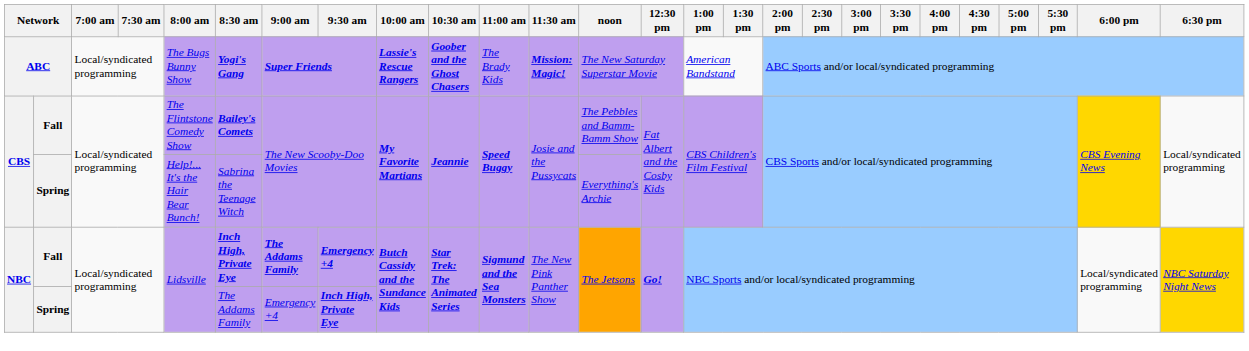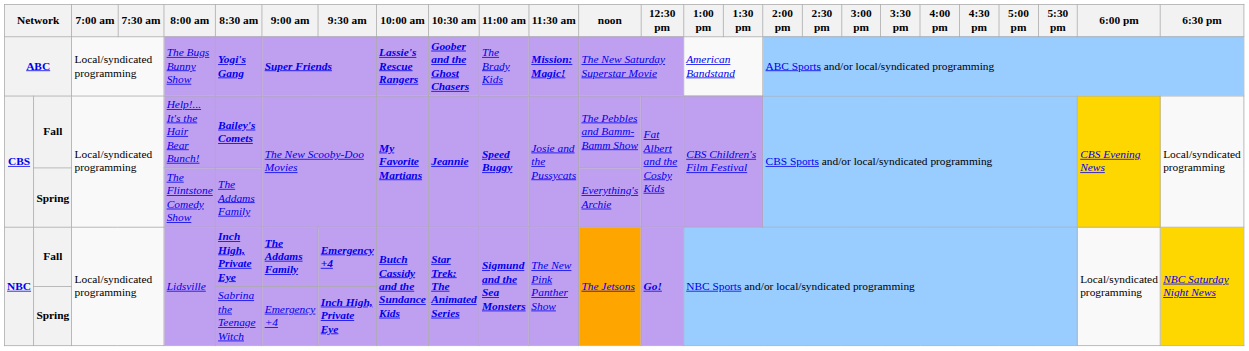(190, 125) The Flintstone Comedy Show -> (184, 132) Help!... It's the Hair Bear Bunch!
(184, 191) Help!... It's the Hair Bear Bunch! -> (190, 198) The Flintstone Comedy Show
(237, 191) Sabrina the Teenage Witch -> (236, 198) The Addams Family
(236, 309) The Addams Family -> (237, 316) Sabrina the Teenage Witch
